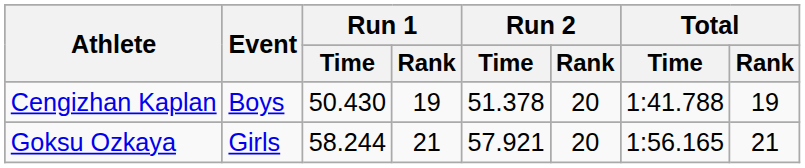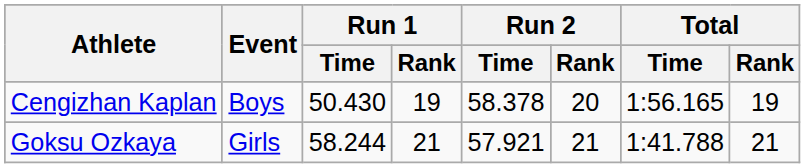(506, 103) 51.378 -> (506, 103) 58.378
(675, 103) 1:41.788 -> (675, 103) 1:56.165
(585, 142) 20 -> (585, 142) 21
(675, 142) 1:56.165 -> (675, 142) 1:41.788
